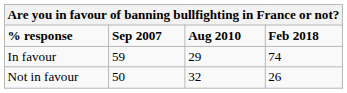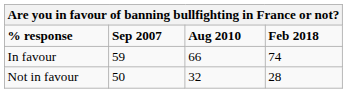(195, 56) 29 -> (195, 56) 66
(275, 77) 26 -> (275, 77) 28
